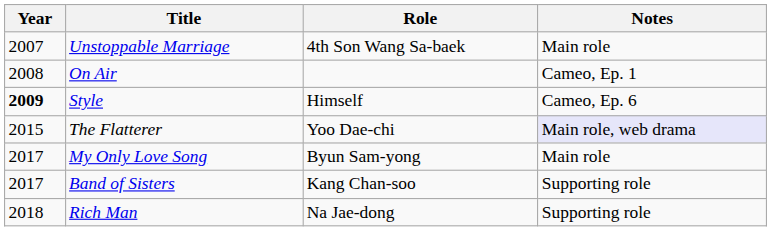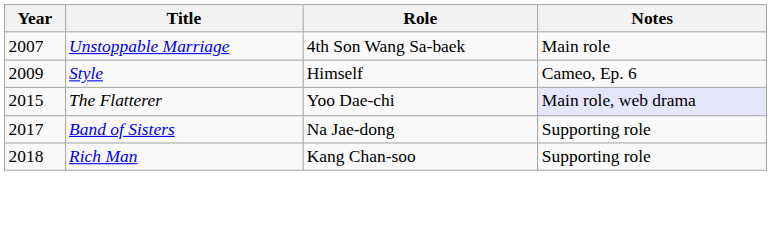- row: (93, 73)
(26, 101) bold -> (26, 73) normal
- row: (138, 156)
(361, 184) Kang Chan-soo -> (351, 128) Na Jae-dong
(351, 211) Na Jae-dong -> (361, 156) Kang Chan-soo
